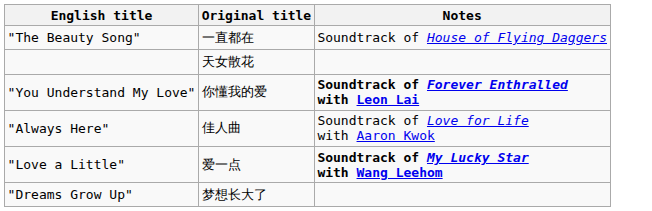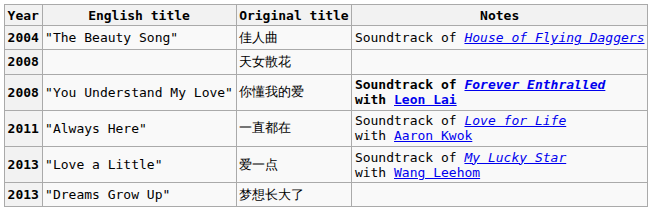+ column: (23, 15)
(228, 37) 一直都在 -> (259, 37) 佳人曲
(221, 128) 佳人曲 -> (265, 128) 一直都在
(423, 165) bold -> (461, 165) normal
